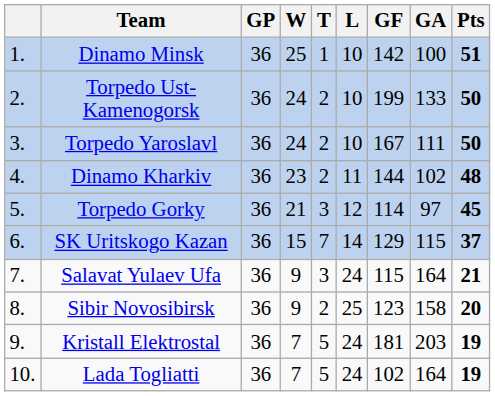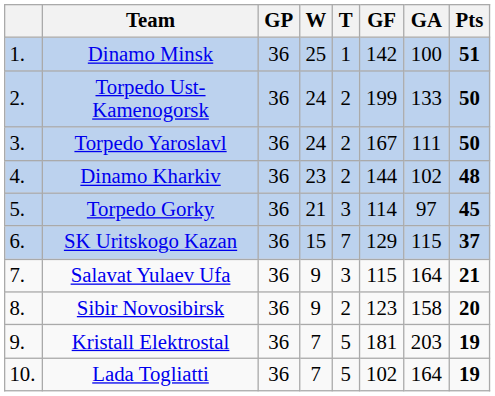- column: (352, 20)
